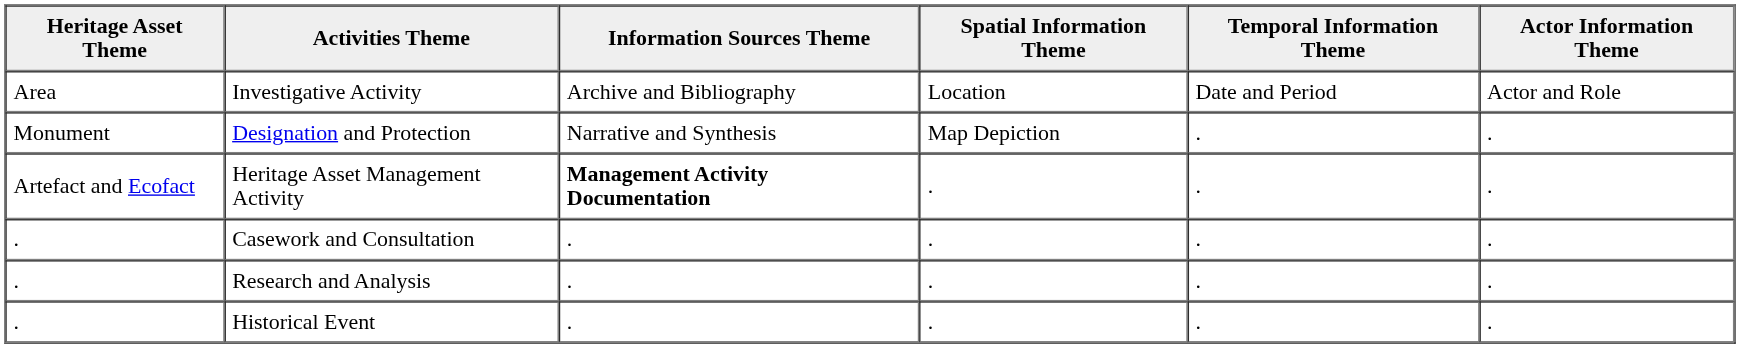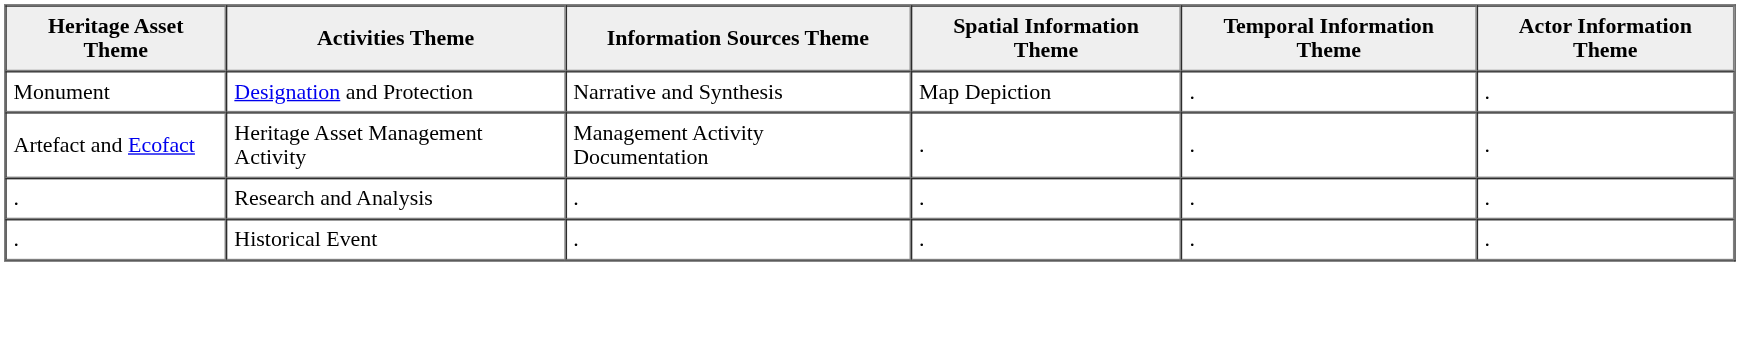- row: (327, 91)
(668, 186) bold -> (669, 144) normal
- row: (353, 239)
